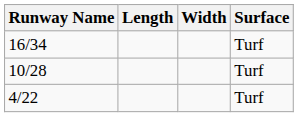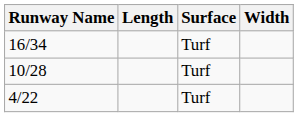columns swapped: (204, 17) <-> (262, 17)
